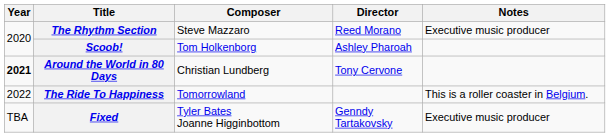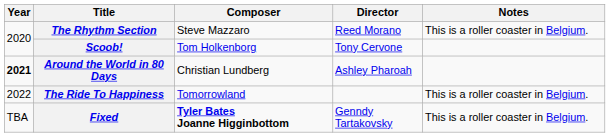(487, 30) Executive music producer -> (507, 30) This is a roller coaster in Belgium.
(374, 47) Ashley Pharoah -> (369, 47) Tony Cervone
(369, 71) Tony Cervone -> (374, 71) Ashley Pharoah
(228, 117) normal -> (233, 117) bold
(487, 117) Executive music producer -> (507, 117) This is a roller coaster in Belgium.
